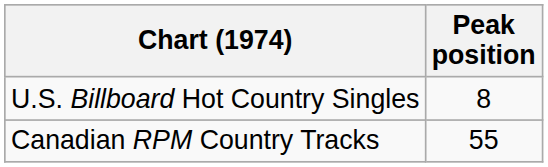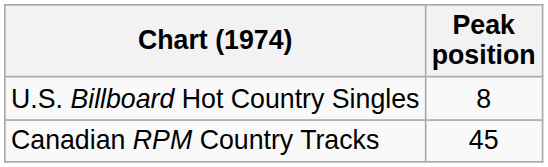(484, 140) 55 -> (484, 140) 45
